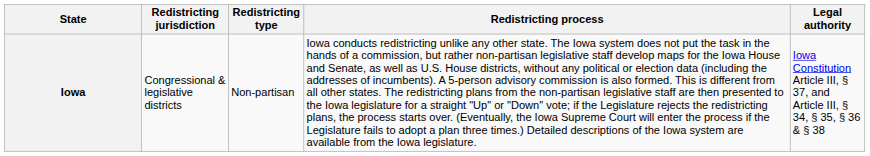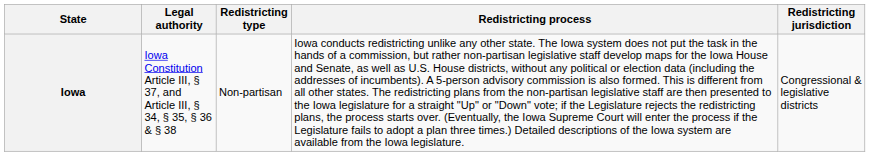columns swapped: (185, 19) <-> (828, 19)
